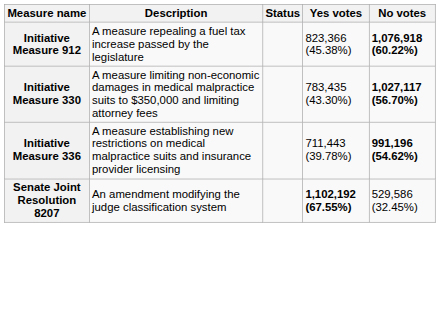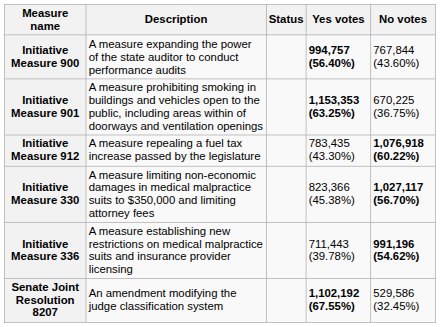+ row: (45, 57)
+ row: (45, 107)
(328, 44) 823,366 (45.38%) -> (332, 150) 783,435 (43.30%)
(328, 94) 783,435 (43.30%) -> (332, 194) 823,366 (45.38%)
